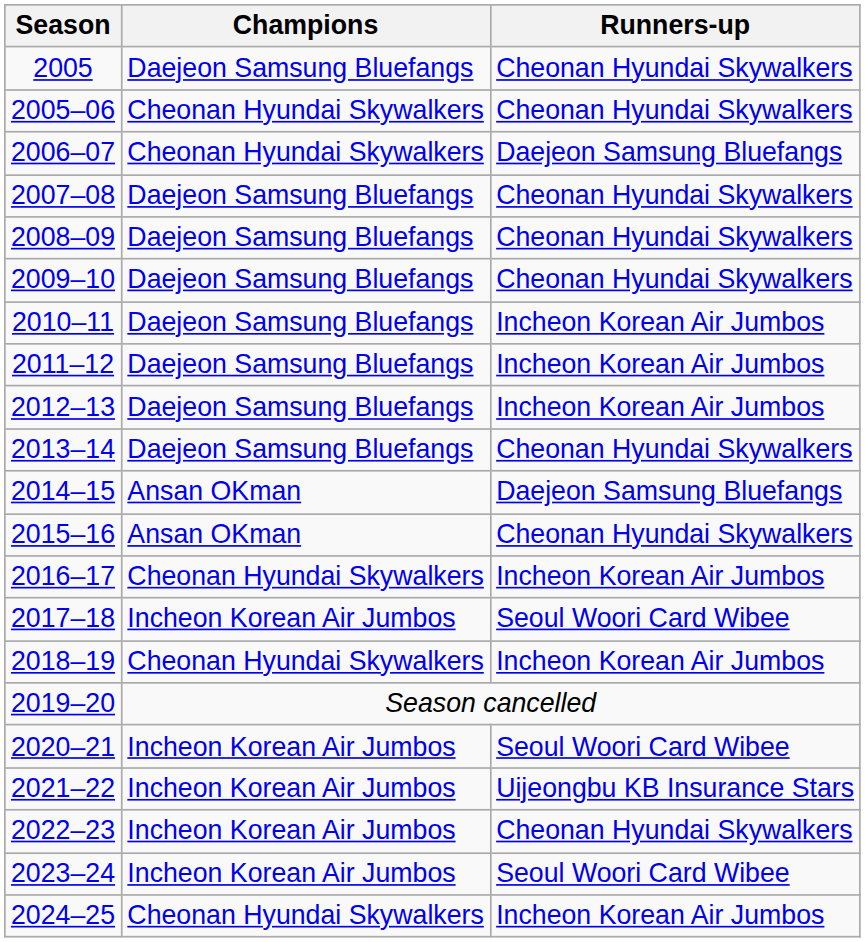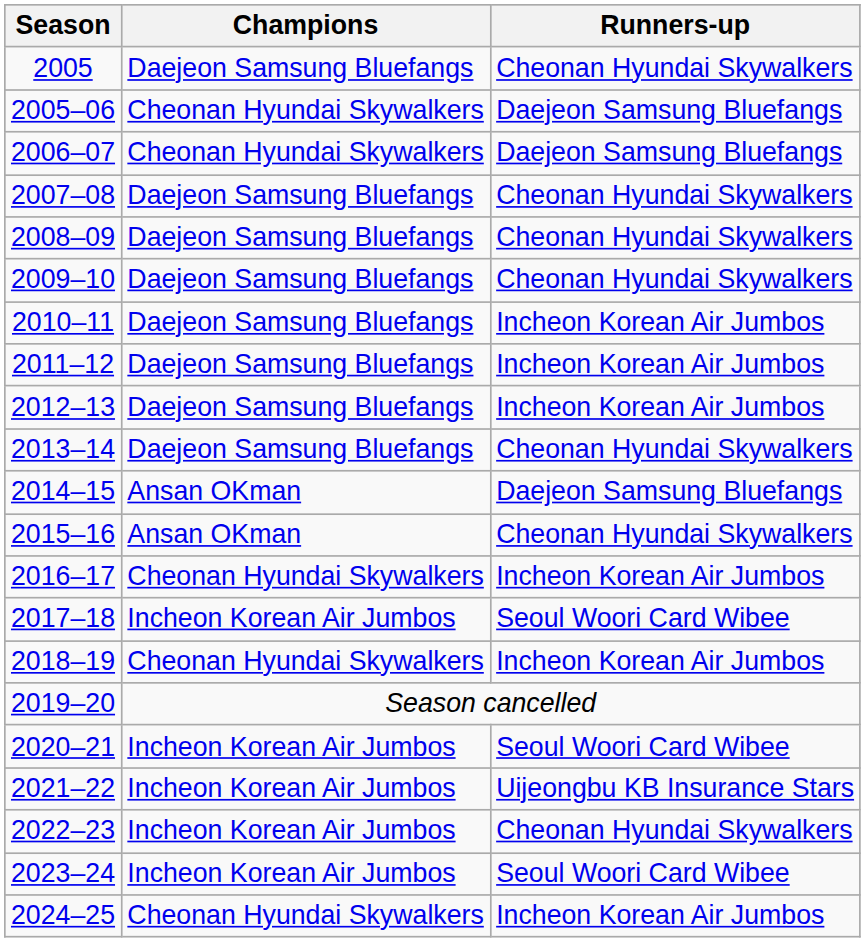(674, 110) Cheonan Hyundai Skywalkers -> (669, 110) Daejeon Samsung Bluefangs
